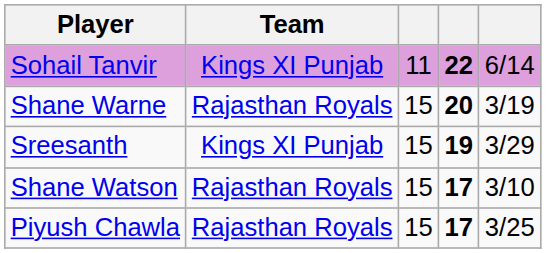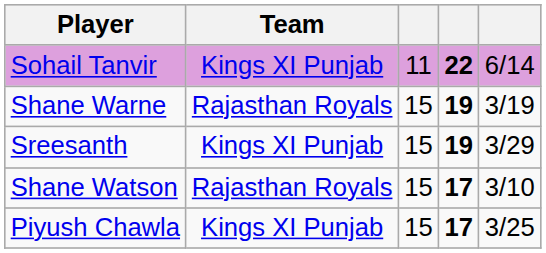(459, 106) 20 -> (459, 106) 19
(292, 227) Rajasthan Royals -> (292, 227) Kings XI Punjab
